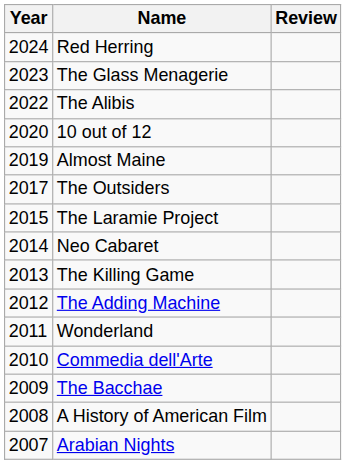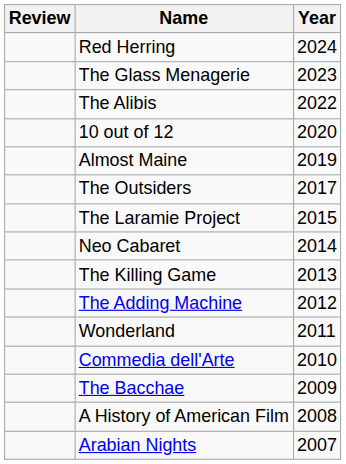columns swapped: (29, 18) <-> (306, 18)
